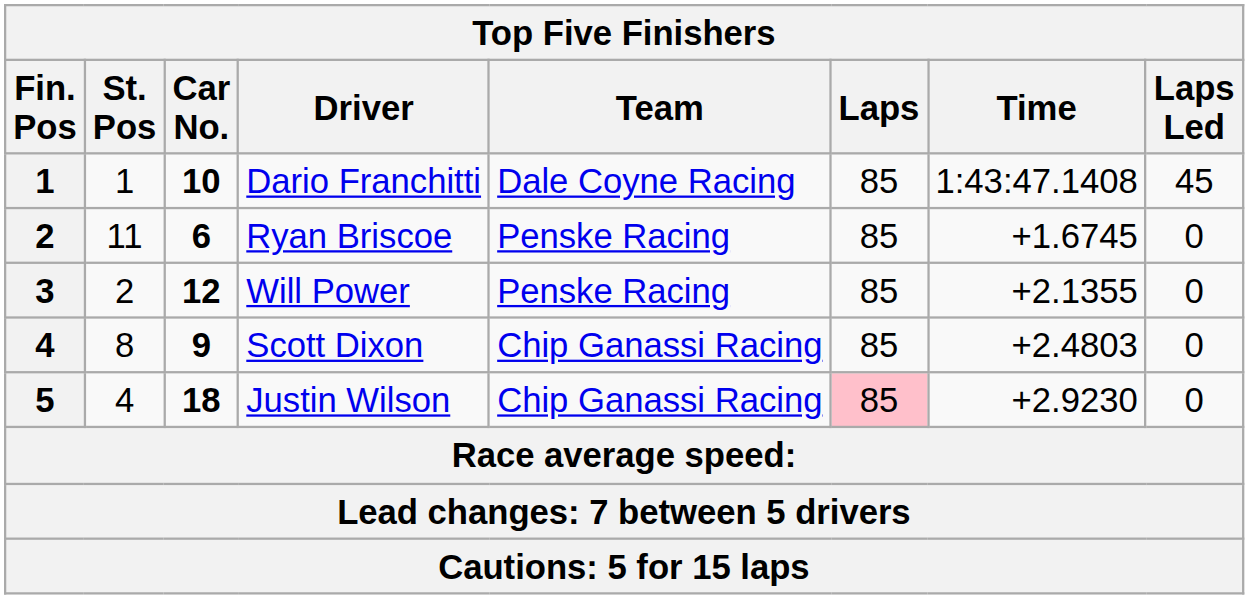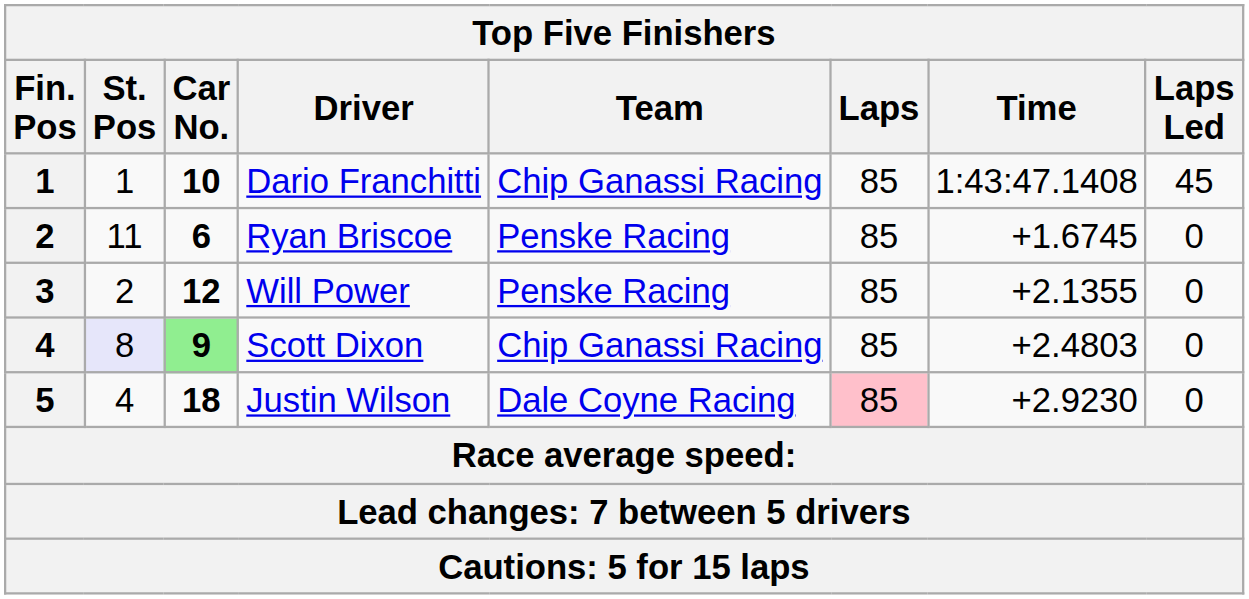(646, 181) Dale Coyne Racing -> (660, 181) Chip Ganassi Racing
(125, 346) no background -> (125, 346) lavender background
(201, 346) no background -> (201, 346) lightgreen background
(660, 401) Chip Ganassi Racing -> (646, 401) Dale Coyne Racing
